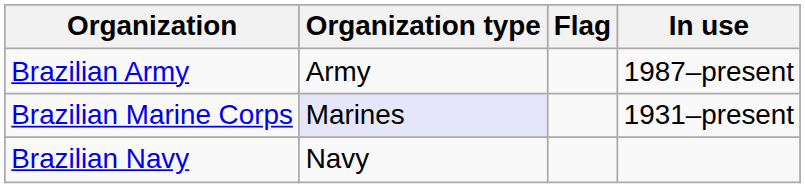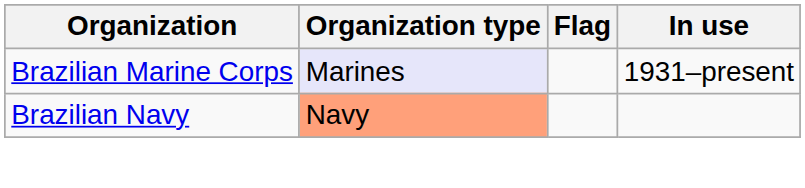- row: (100, 70)
(337, 159) no background -> (337, 114) lightsalmon background
